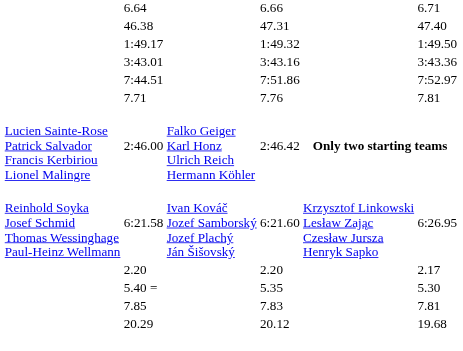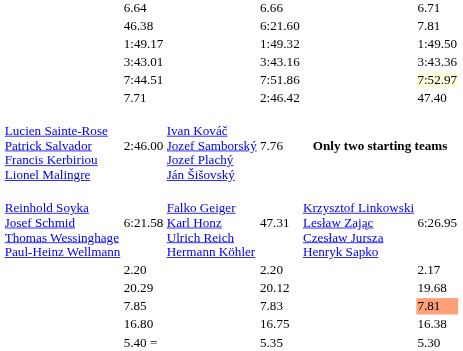(275, 25) 47.31 -> (280, 25) 6:21.60
(432, 25) 47.40 -> (429, 25) 7.81
(437, 80) no background -> (437, 80) lightyellow background
(271, 98) 7.76 -> (280, 98) 2:46.42
(429, 98) 7.81 -> (432, 98) 47.40
(211, 153) Falko Geiger Karl Honz Ulrich Reich Hermann Köhler -> (212, 153) Ivan Kováč Jozef Samborský Jozef Plachý Ján Šišovský
(280, 145) 2:46.42 -> (271, 145) 7.76
(212, 230) Ivan Kováč Jozef Samborský Jozef Plachý Ján Šišovský -> (211, 230) Falko Geiger Karl Honz Ulrich Reich Hermann Köhler
(280, 222) 6:21.60 -> (275, 222) 47.31
rows swapped: (141, 288) <-> (138, 324)
(429, 306) no background -> (429, 306) lightsalmon background
+ row: (138, 324)
